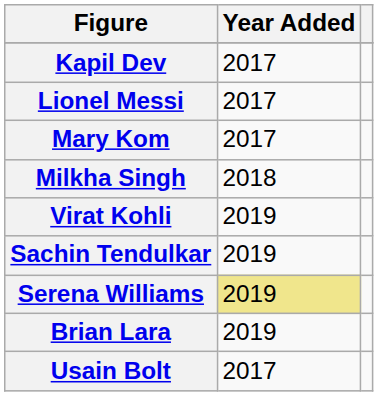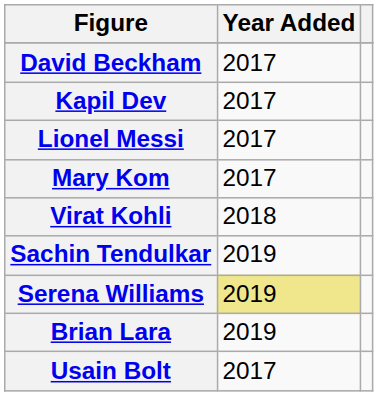+ row: (111, 62)
- row: (111, 178)
(250, 216) 2019 -> (250, 216) 2018
